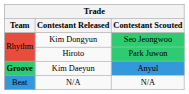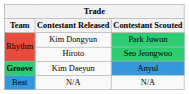(148, 39) Seo Jeongwoo -> (148, 39) Park Juwon
(148, 54) Park Juwon -> (148, 54) Seo Jeongwoo
